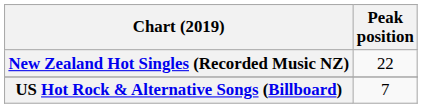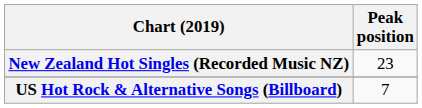(385, 63) 22 -> (385, 63) 23
